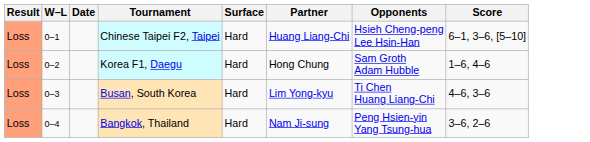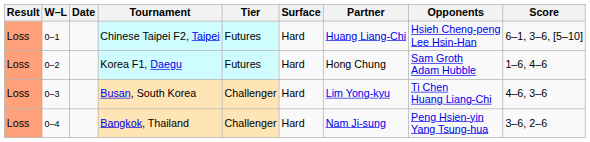+ column: (251, 13)
